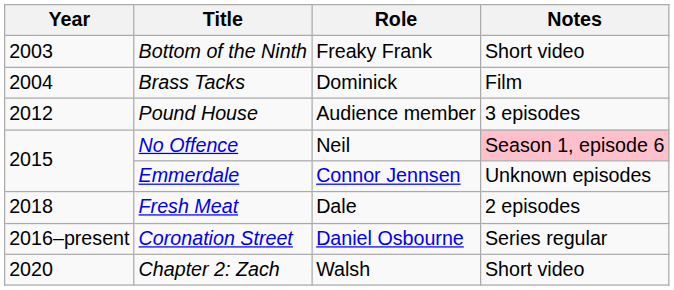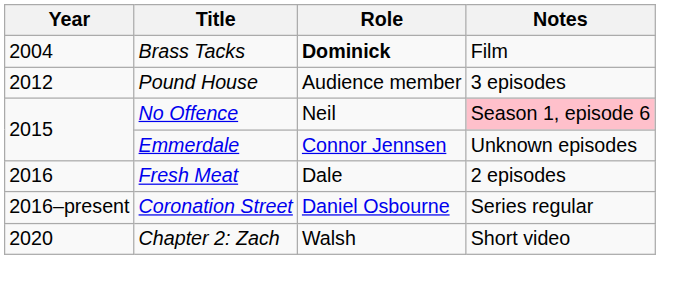- row: (223, 51)
(357, 82) normal -> (346, 51) bold
(31, 207) 2018 -> (31, 176) 2016
